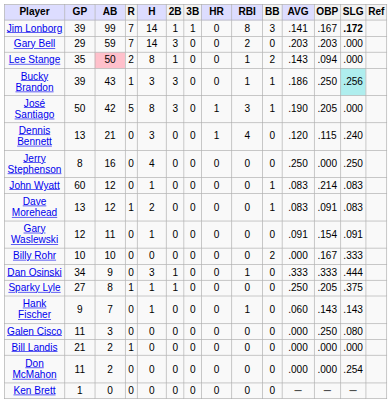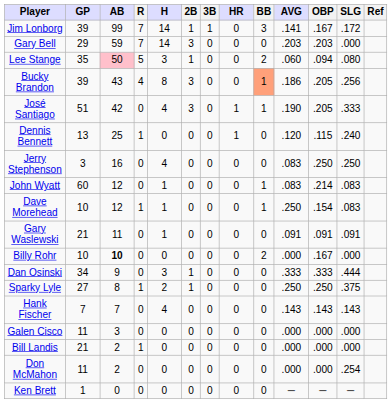- column: (247, 12)
(353, 28) bold -> (351, 28) normal
(131, 60) 2 -> (141, 60) 5
(152, 60) 8 -> (164, 60) 3
(298, 60) .143 -> (291, 60) .060
(353, 60) .000 -> (351, 60) .080
(131, 82) 1 -> (141, 82) 4
(152, 82) 3 -> (164, 82) 8
(272, 82) no background -> (264, 82) lightsalmon background
(327, 82) .250 -> (323, 82) .205
(353, 82) paleturquoise background -> (351, 82) no background
(80, 109) 50 -> (83, 109) 51
(131, 109) 5 -> (141, 109) 0
(152, 109) 8 -> (164, 109) 4
(353, 109) .000 -> (351, 109) .333
(110, 136) 21 -> (117, 136) 25
(131, 136) 0 -> (141, 136) 1
(152, 136) 3 -> (164, 136) 0
(80, 164) 8 -> (83, 164) 3
(298, 164) .250 -> (291, 164) .083
(327, 164) .000 -> (323, 164) .250
(80, 207) 13 -> (83, 207) 10
(152, 207) 2 -> (164, 207) 1
(298, 207) .083 -> (291, 207) .250
(327, 207) .091 -> (323, 207) .154
(80, 234) 12 -> (83, 234) 21
(327, 234) .154 -> (323, 234) .091
(110, 256) normal -> (117, 256) bold
(353, 256) .333 -> (351, 256) .000
(152, 288) 1 -> (164, 288) 2
(327, 288) .205 -> (323, 288) .250
(80, 310) 9 -> (83, 310) 7
(152, 310) 1 -> (164, 310) 4
(298, 310) .060 -> (291, 310) .143
(327, 331) .250 -> (323, 331) .000
(353, 331) .080 -> (351, 331) .000
